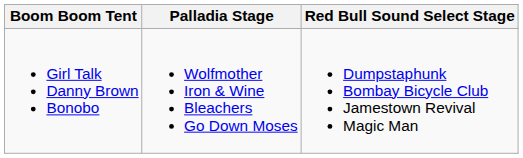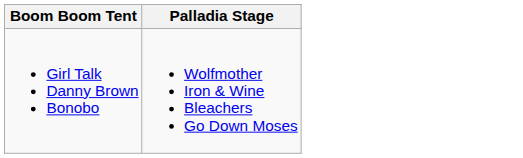- column: (410, 16)
